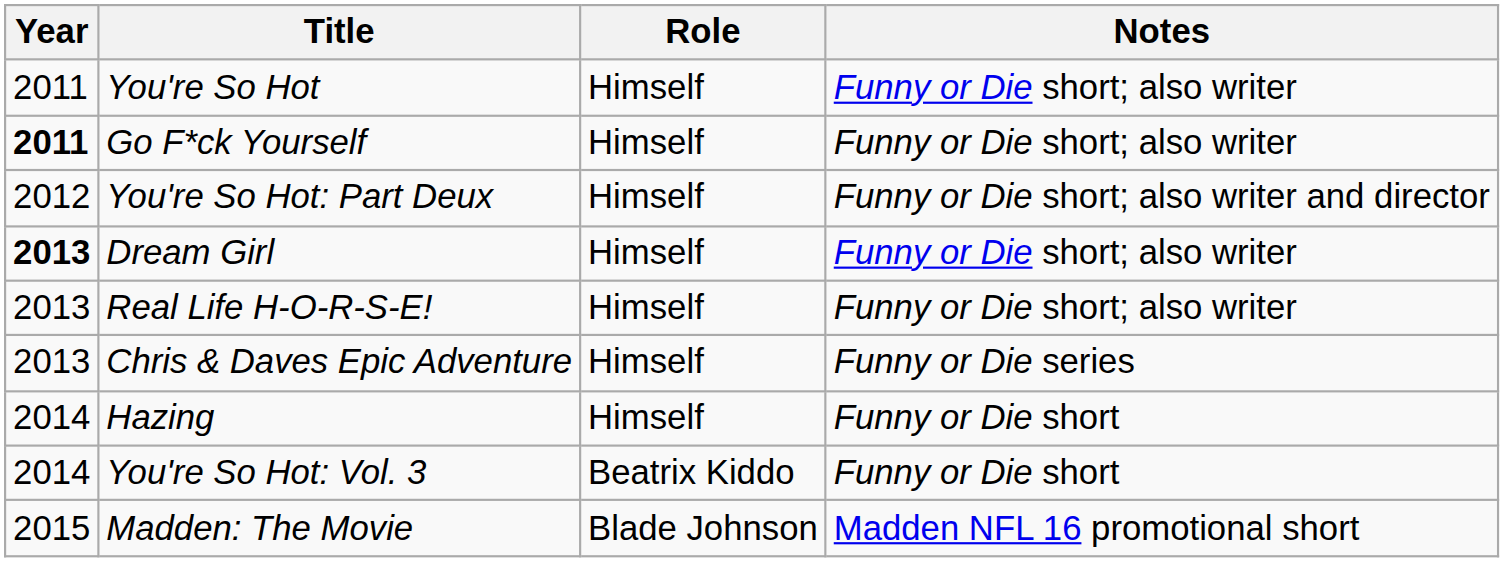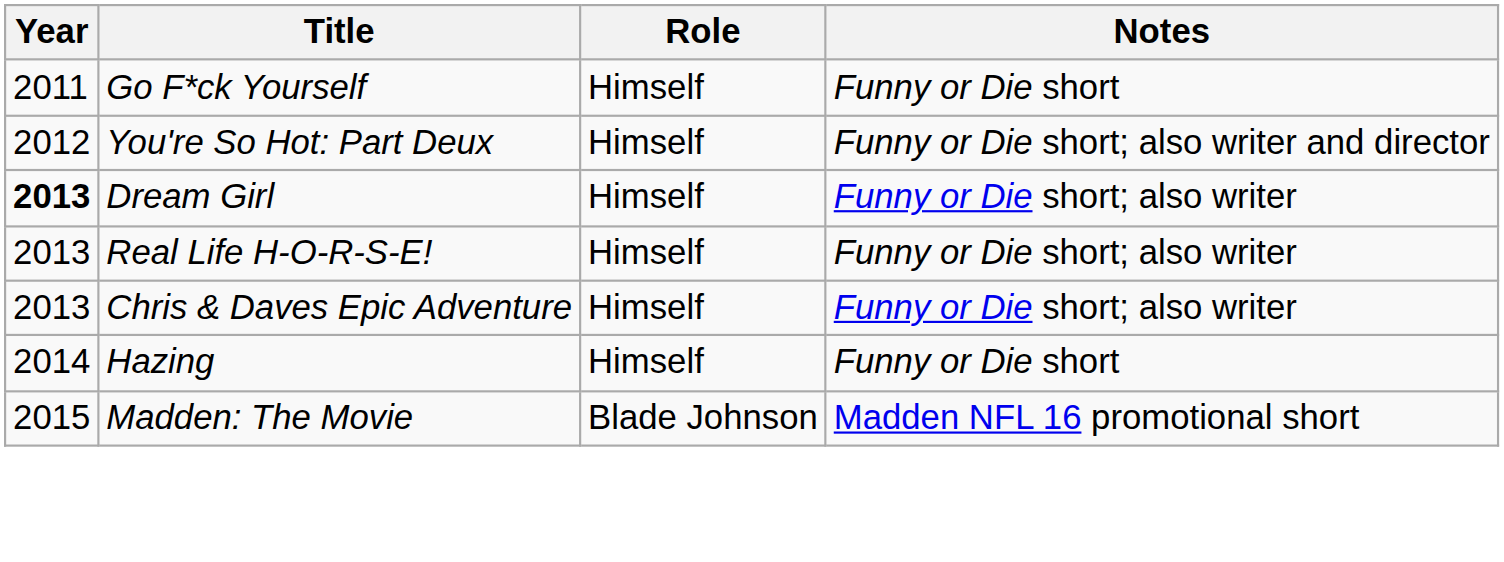- row: (213, 87)
(51, 142) bold -> (50, 87) normal
(1065, 142) Funny or Die short; also writer -> (977, 87) Funny or Die short
(984, 362) Funny or Die series -> (1065, 307) Funny or Die short; also writer
- row: (266, 472)
